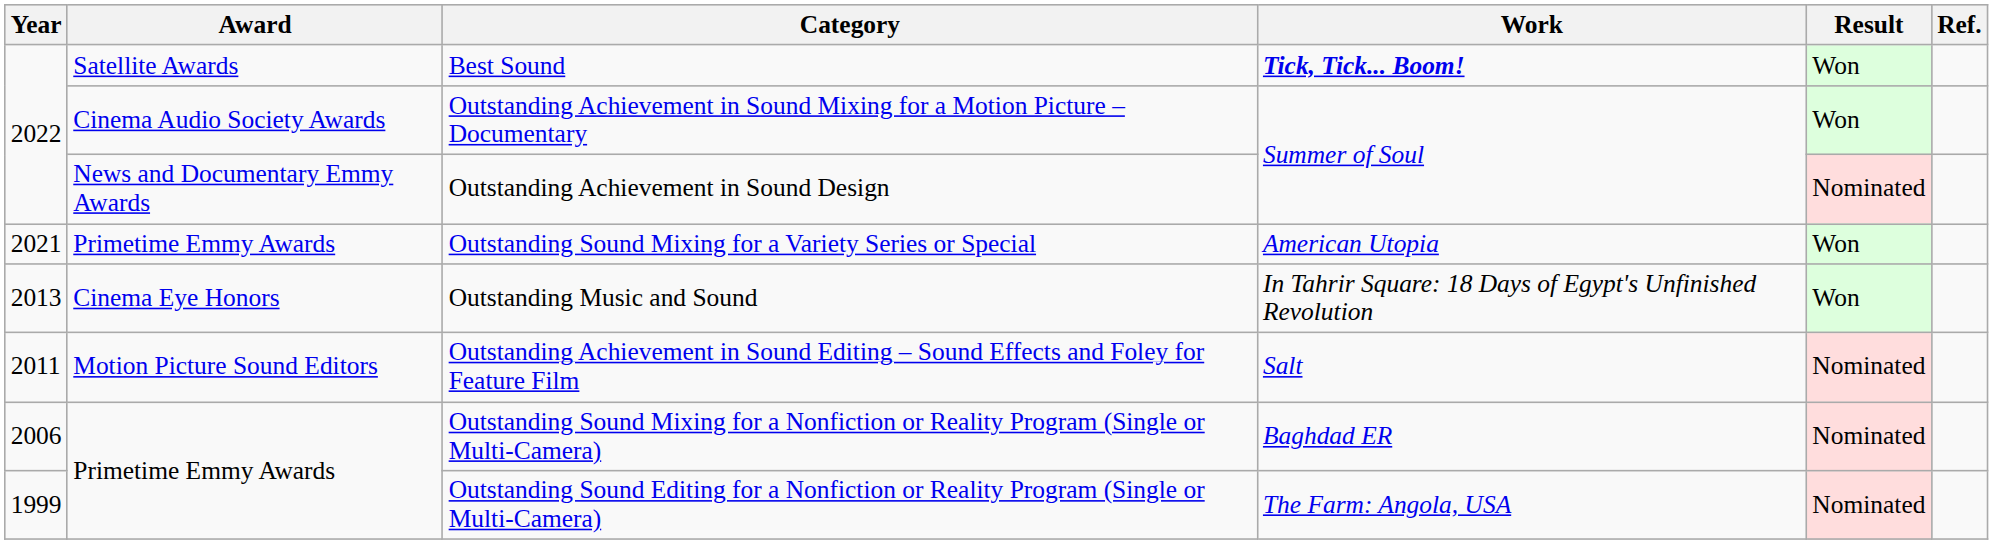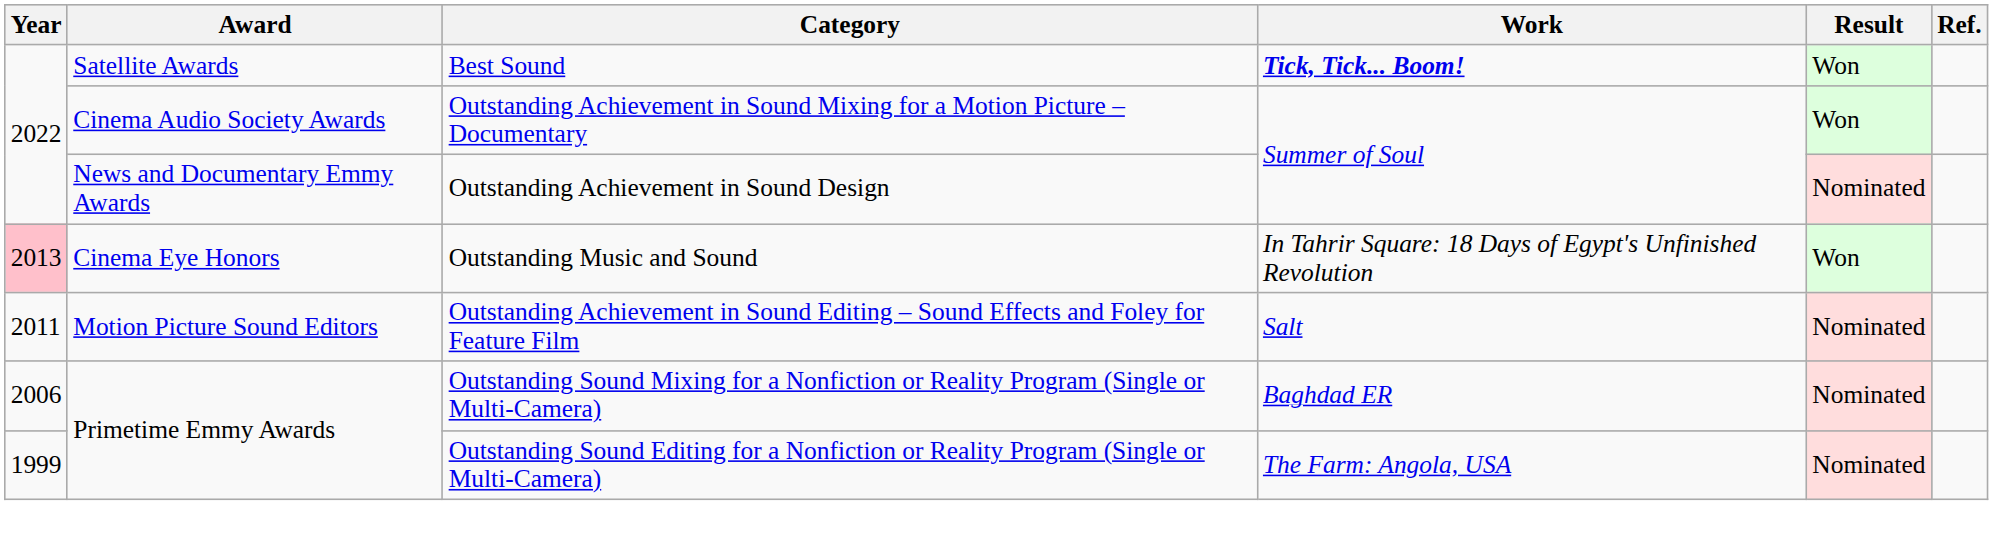- row: (742, 243)
(36, 297) no background -> (36, 257) pink background
